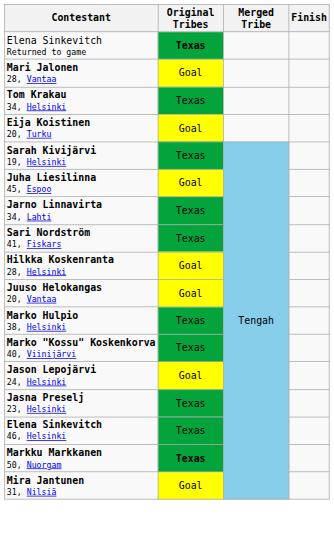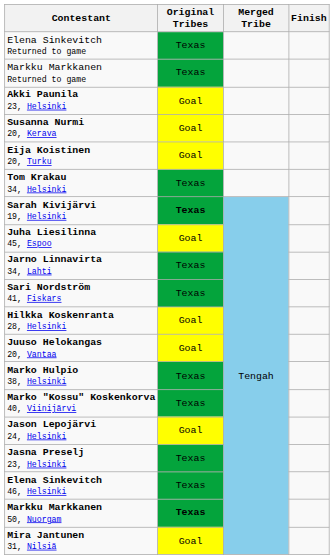(191, 46) bold -> (190, 46) normal
- row: (43, 73)
+ row: (55, 73)
+ row: (43, 100)
+ row: (46, 128)
rows swapped: (37, 101) <-> (48, 128)
(191, 156) normal -> (190, 211) bold
